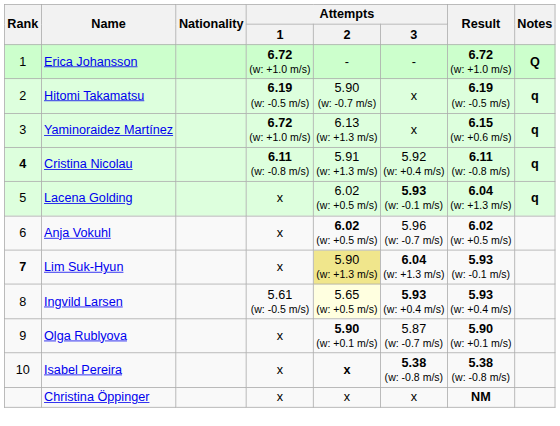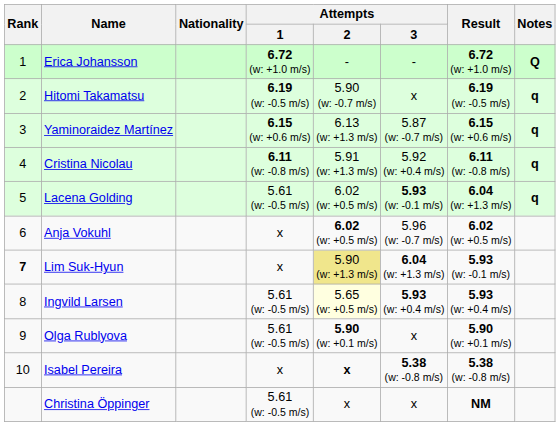(280, 130) 6.72 (w: +1.0 m/s) -> (280, 130) 6.15 (w: +0.6 m/s)
(414, 130) x -> (414, 130) 5.87 (w: -0.7 m/s)
(23, 164) bold -> (23, 164) normal
(280, 198) x -> (280, 198) 5.61 (w: -0.5 m/s)
(280, 335) x -> (280, 335) 5.61 (w: -0.5 m/s)
(414, 335) 5.87 (w: -0.7 m/s) -> (414, 335) x
(280, 397) x -> (280, 404) 5.61 (w: -0.5 m/s)
